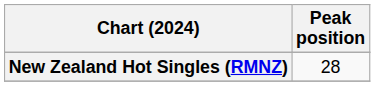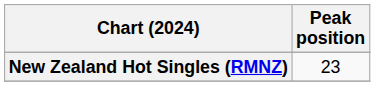(331, 66) 28 -> (331, 66) 23
